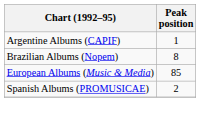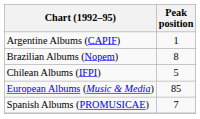+ row: (54, 72)
(176, 89) 2 -> (176, 105) 7
